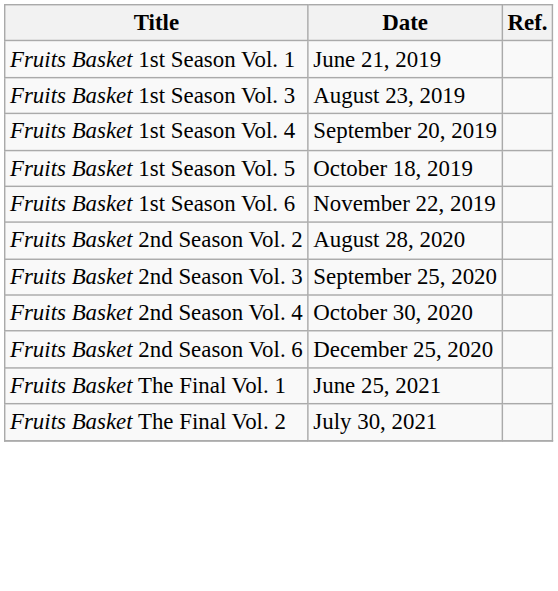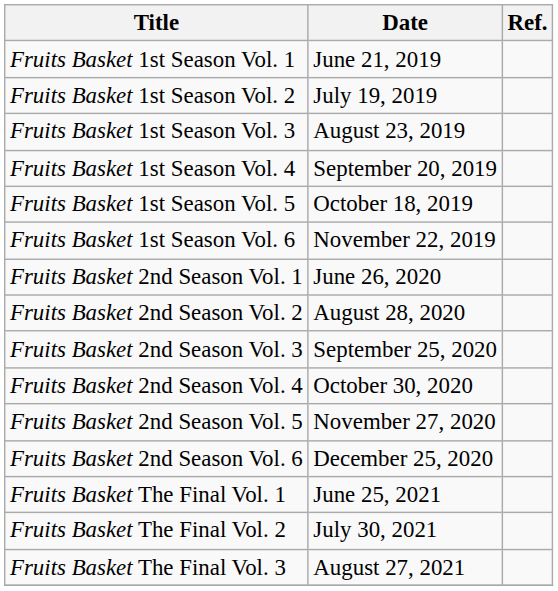+ row: (153, 95)
+ row: (156, 276)
+ row: (156, 421)
+ row: (148, 566)
